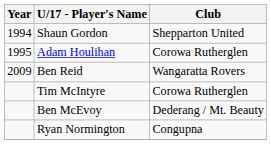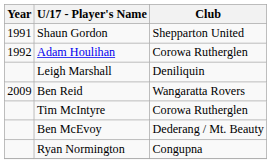(19, 33) 1994 -> (19, 33) 1991
(19, 52) 1995 -> (19, 52) 1992
+ row: (74, 71)
